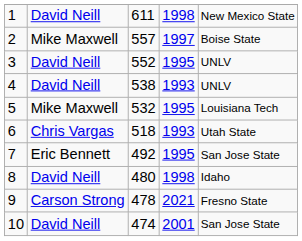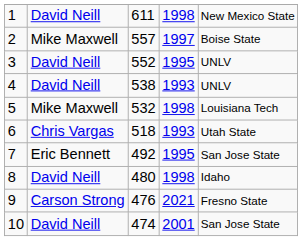(179, 108) 1995 -> (179, 108) 1998
(143, 200) 478 -> (143, 200) 476
